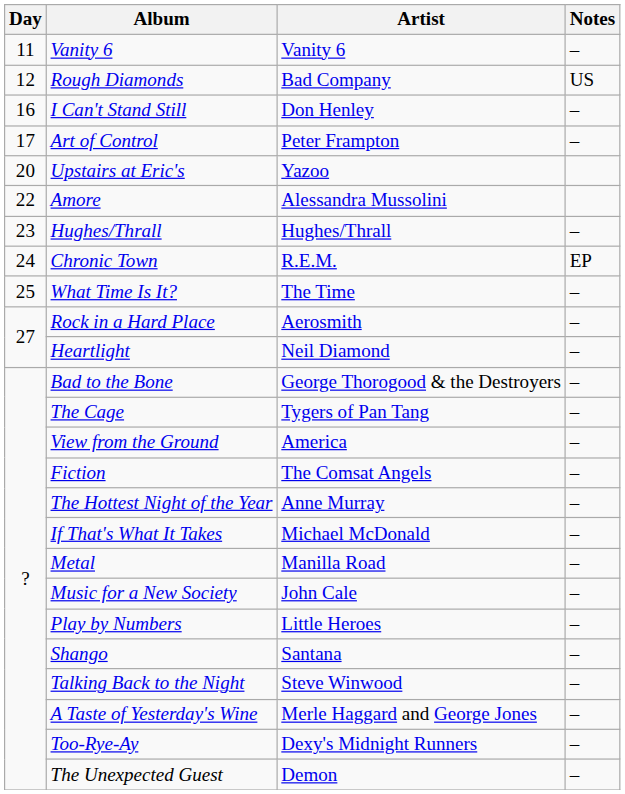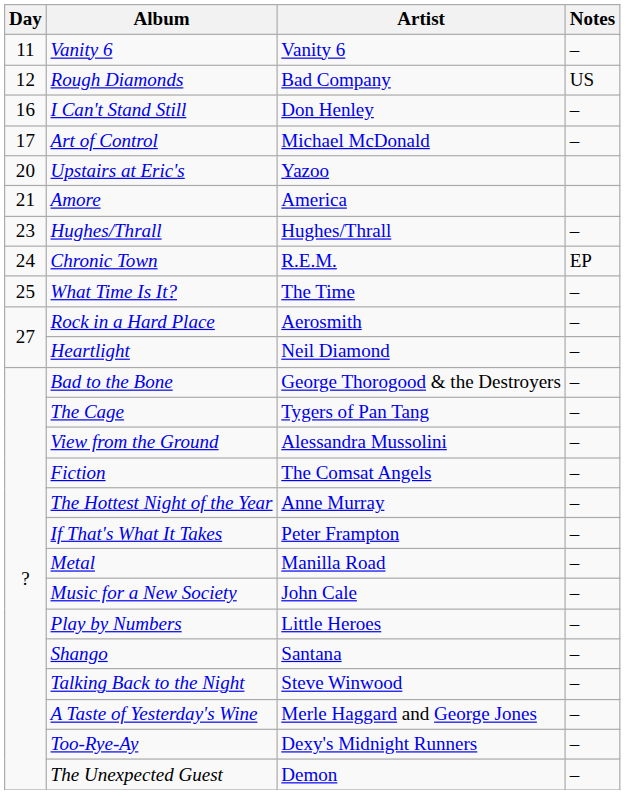(340, 140) Peter Frampton -> (356, 140) Michael McDonald
(25, 200) 22 -> (25, 200) 21
(364, 200) Alessandra Mussolini -> (314, 200) America
(314, 442) America -> (364, 442) Alessandra Mussolini
(356, 532) Michael McDonald -> (340, 532) Peter Frampton
